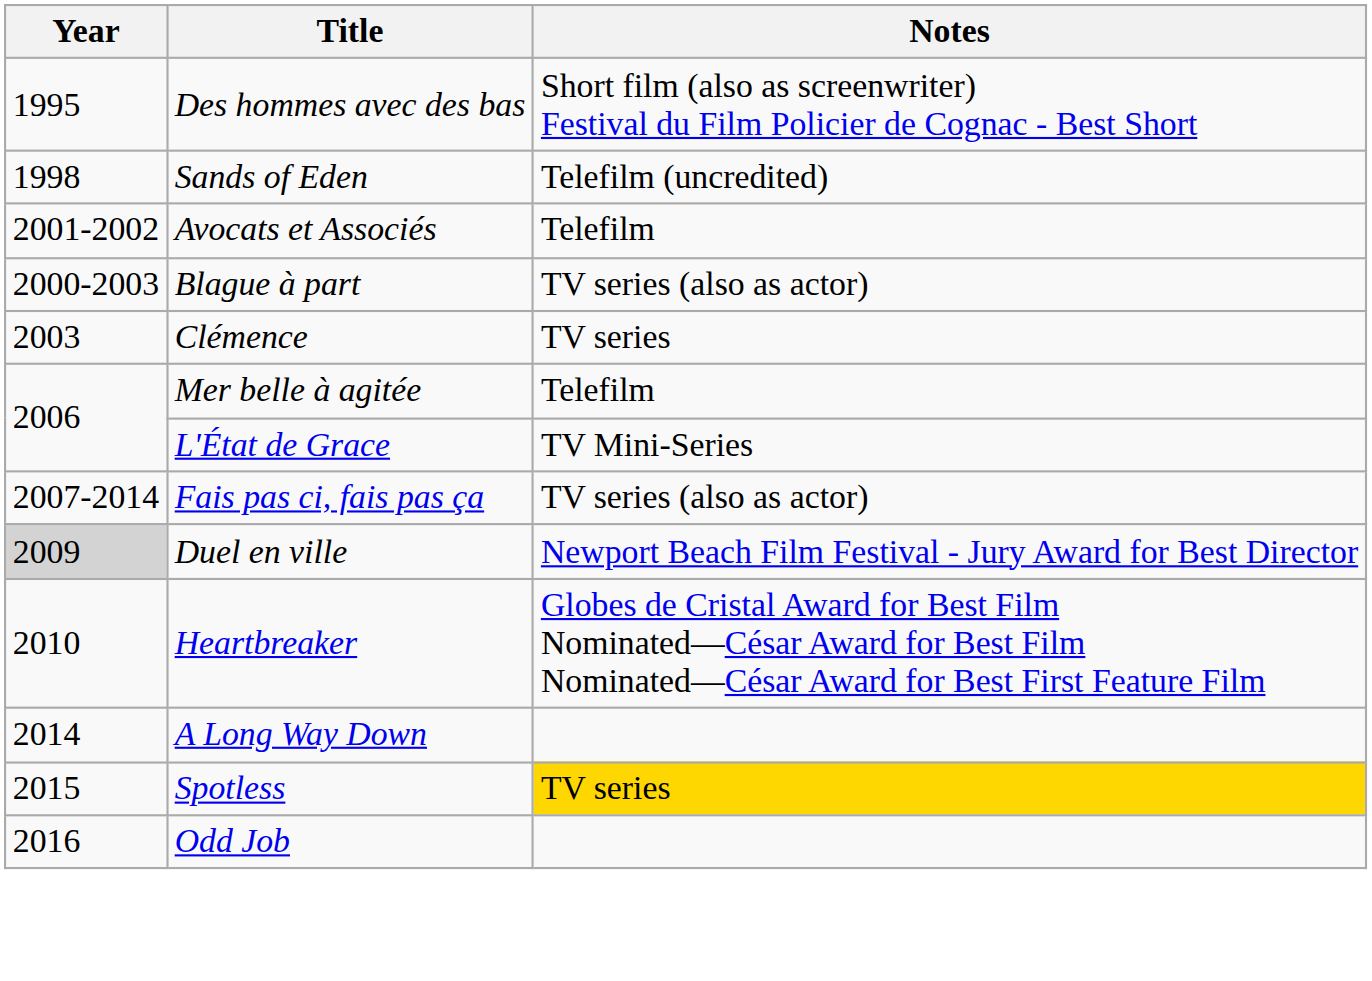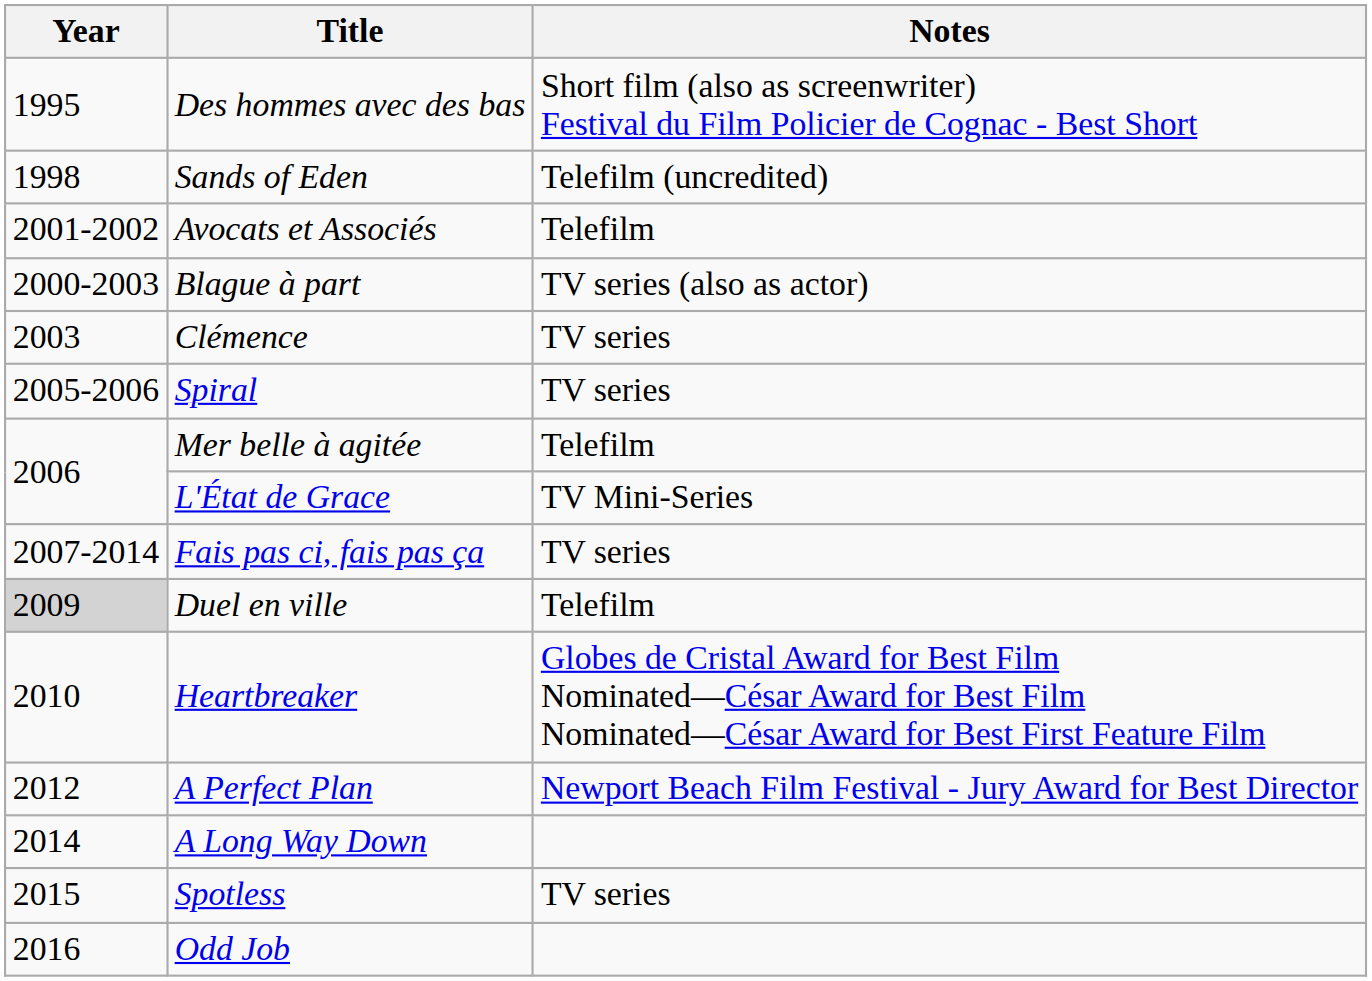+ row: (216, 390)
(705, 497) TV series (also as actor) -> (606, 551) TV series
(950, 551) Newport Beach Film Festival - Jury Award for Best Director -> (598, 604) Telefilm
+ row: (274, 787)
(606, 787) gold background -> (606, 894) no background
